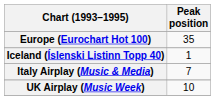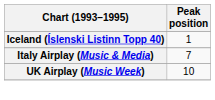- row: (86, 39)
